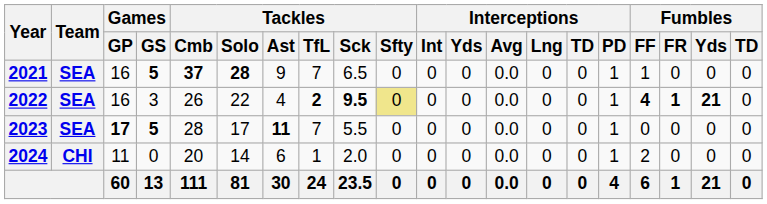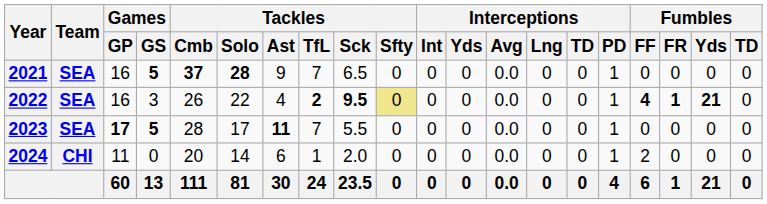(645, 73) 1 -> (645, 73) 0
